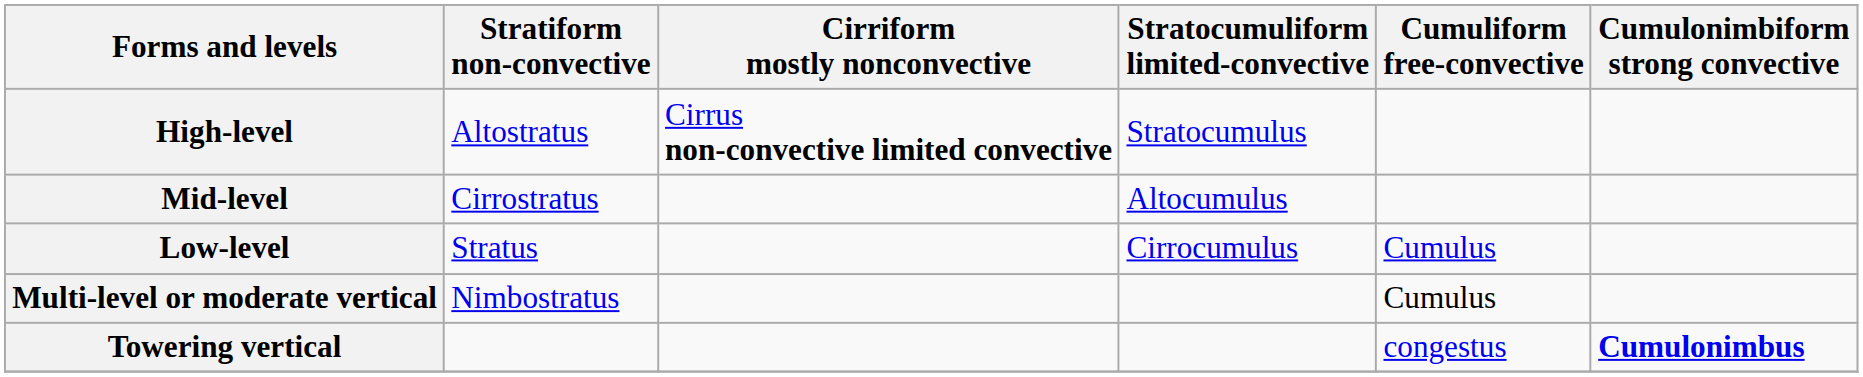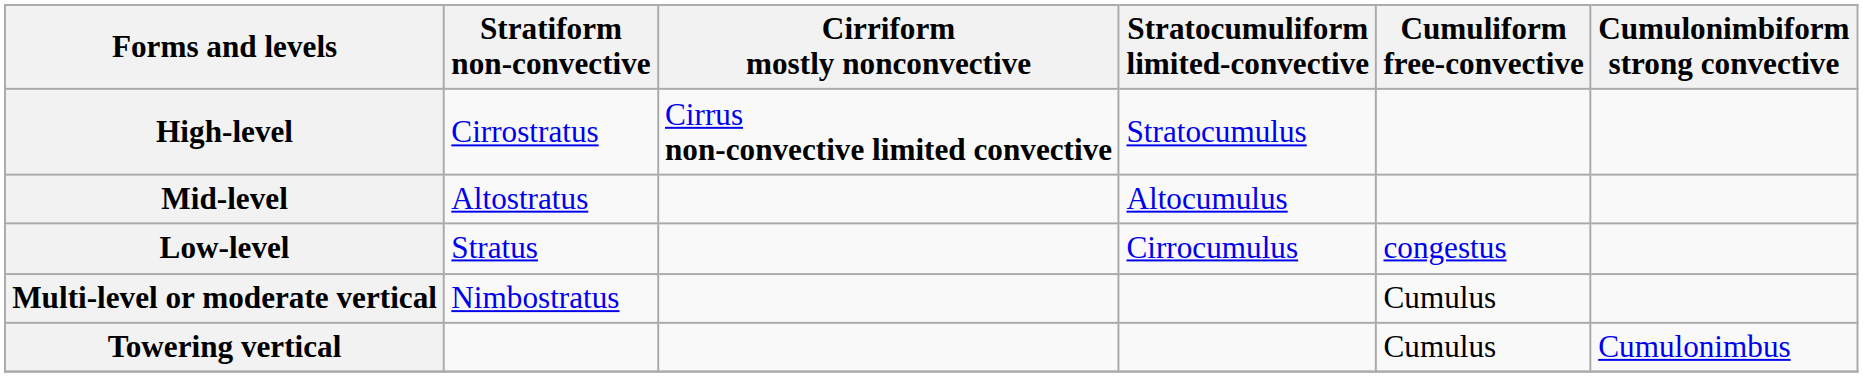(520, 131) Altostratus -> (525, 131) Cirrostratus
(525, 198) Cirrostratus -> (520, 198) Altostratus
(1440, 247) Cumulus -> (1445, 247) congestus
(1445, 346) congestus -> (1440, 346) Cumulus
(1701, 346) bold -> (1694, 346) normal
